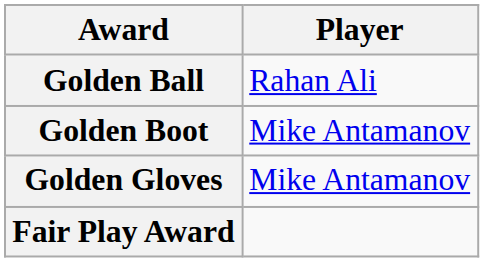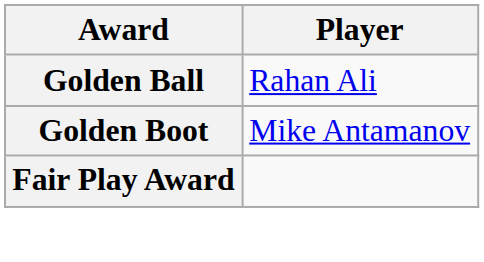- row: (123, 180)
